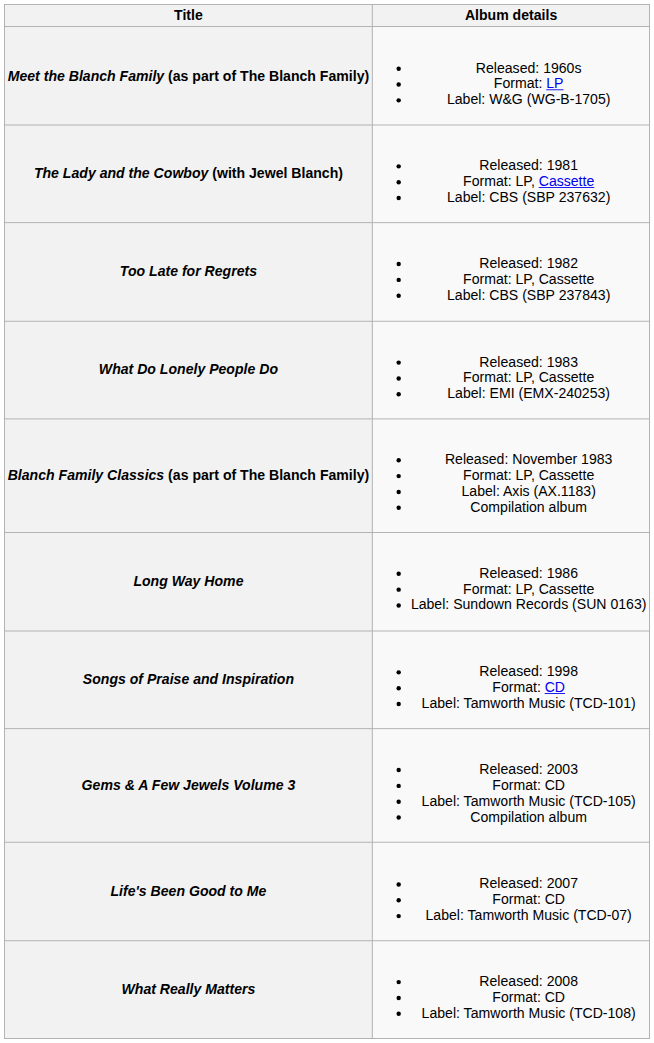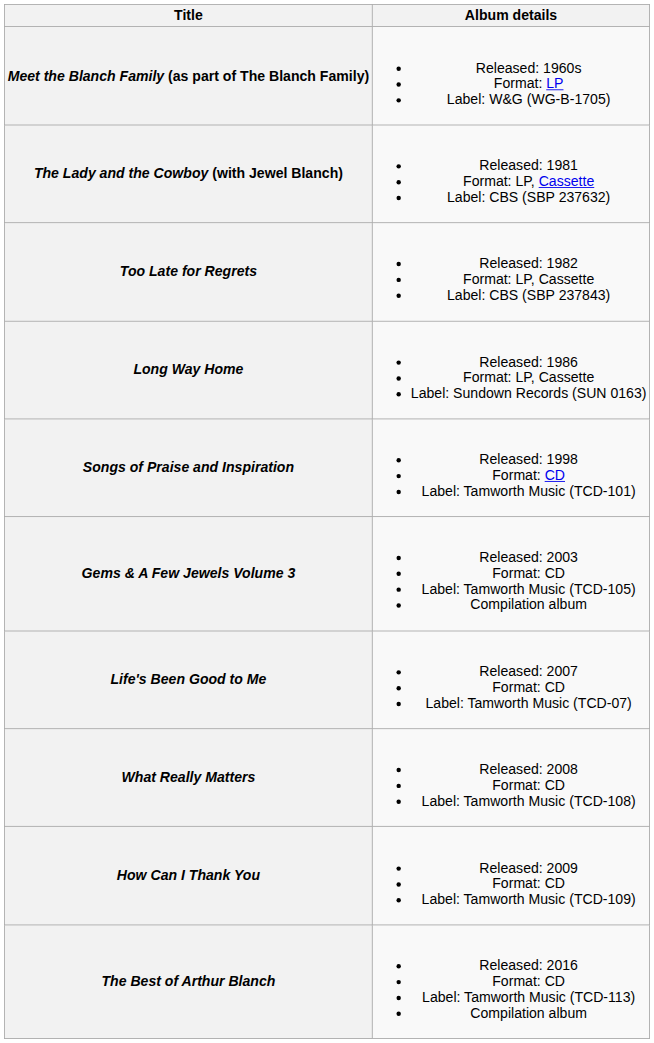- row: (188, 369)
- row: (188, 475)
+ row: (188, 875)
+ row: (188, 981)
